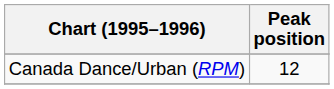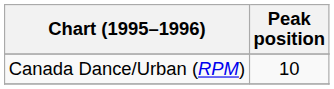(289, 68) 12 -> (289, 68) 10
